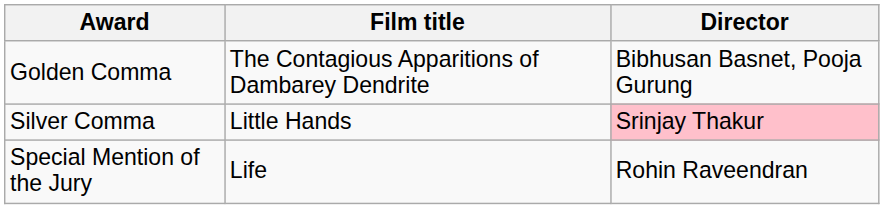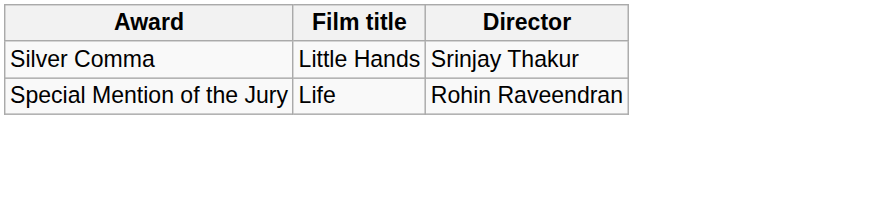- row: (91, 72)
(690, 121) pink background -> (505, 59) no background
